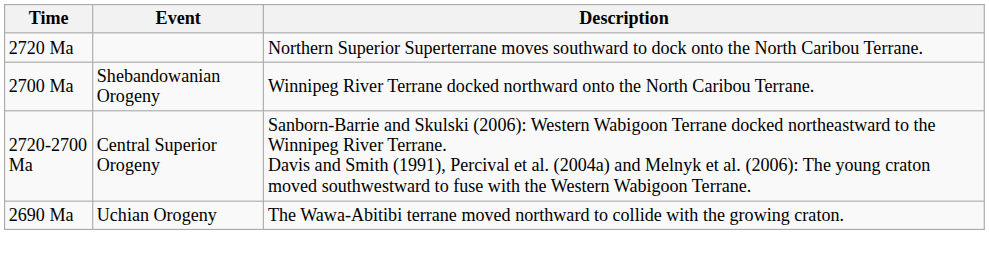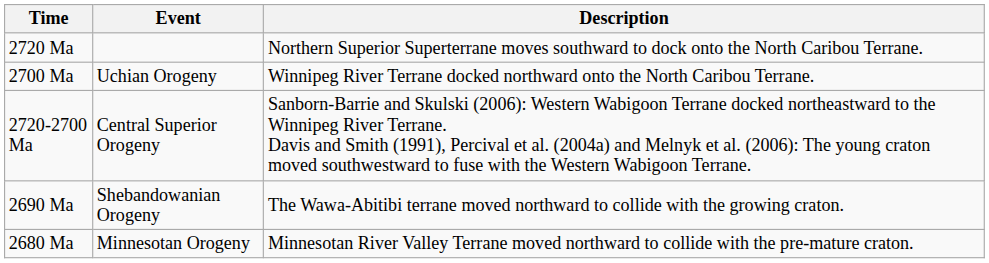(159, 86) Shebandowanian Orogeny -> (157, 76) Uchian Orogeny
(157, 214) Uchian Orogeny -> (159, 204) Shebandowanian Orogeny
+ row: (41, 243)
